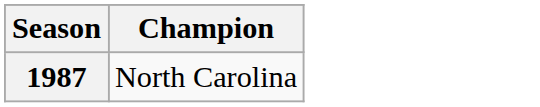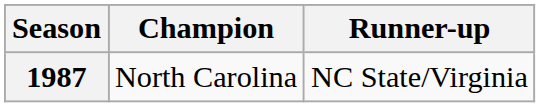+ column: (420, 28)
